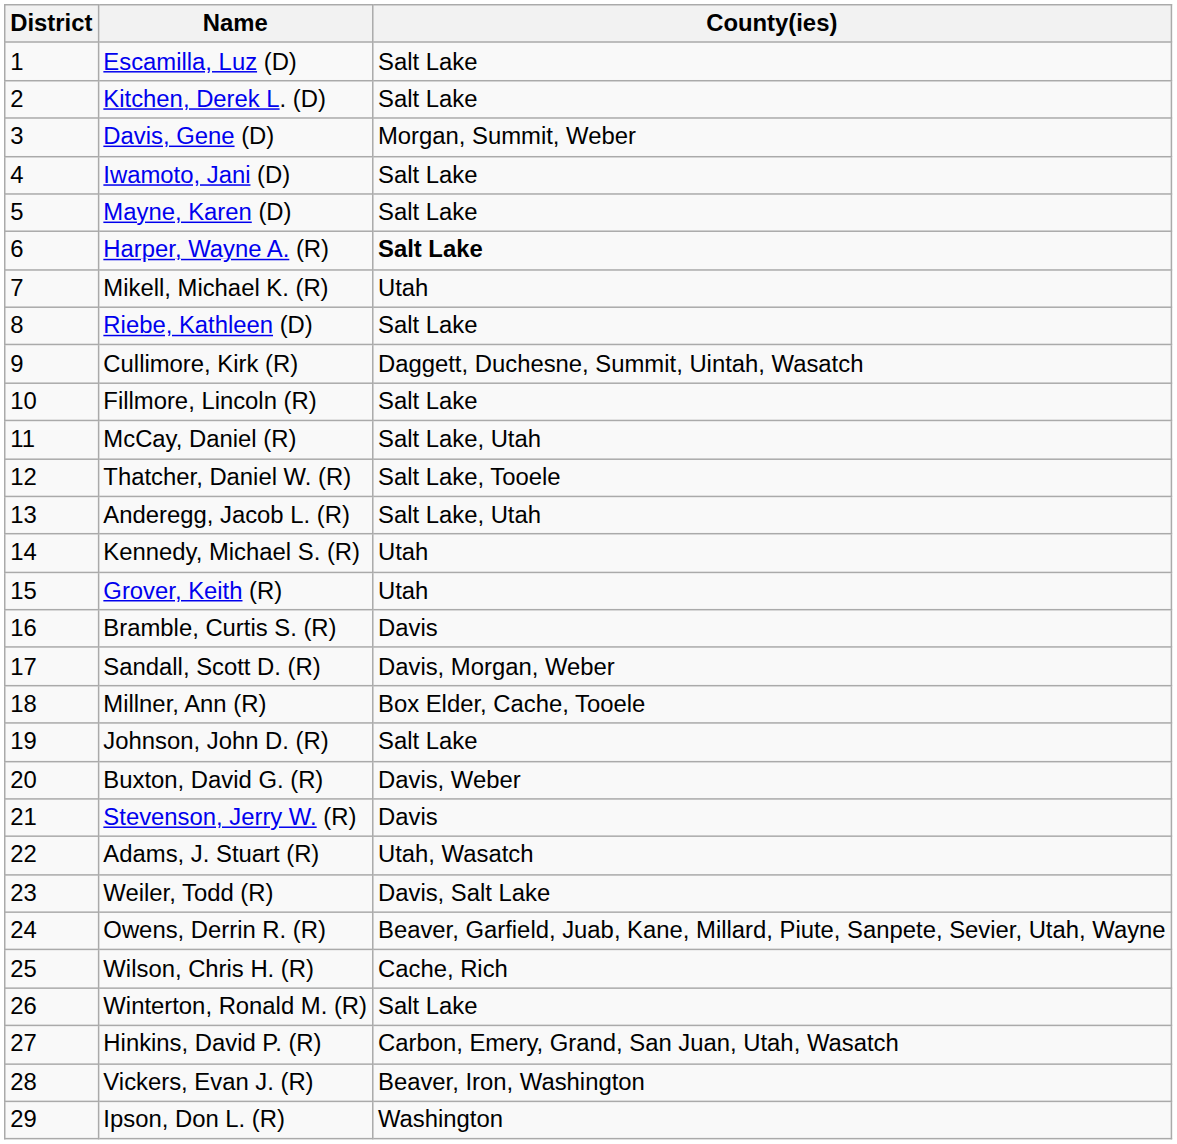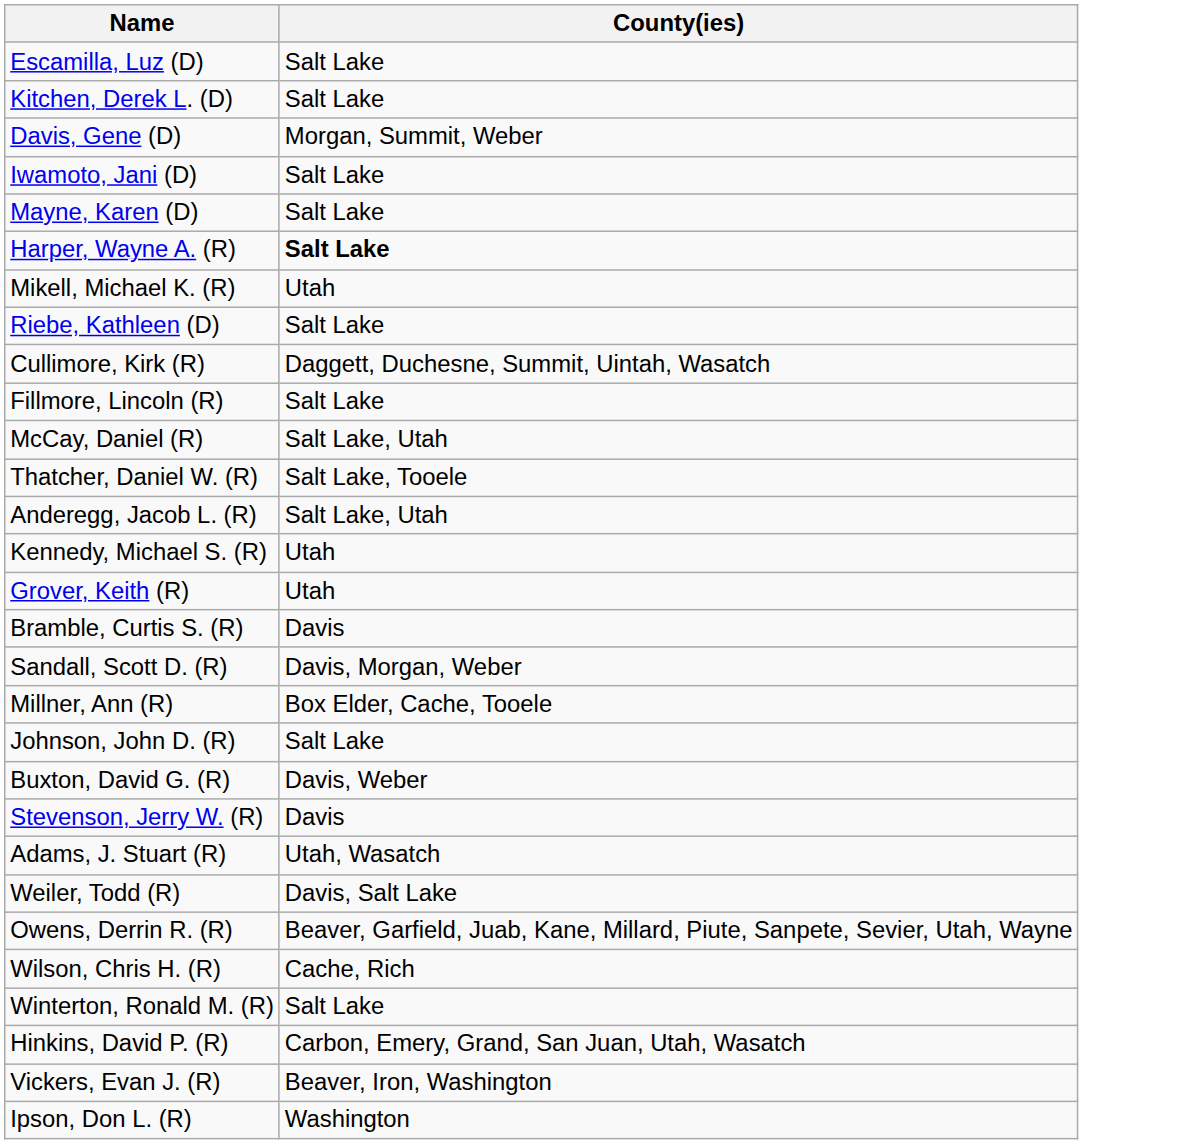- column: (51, 23)
